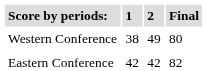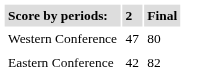- column: (129, 15)
(154, 39) 49 -> (132, 39) 47
